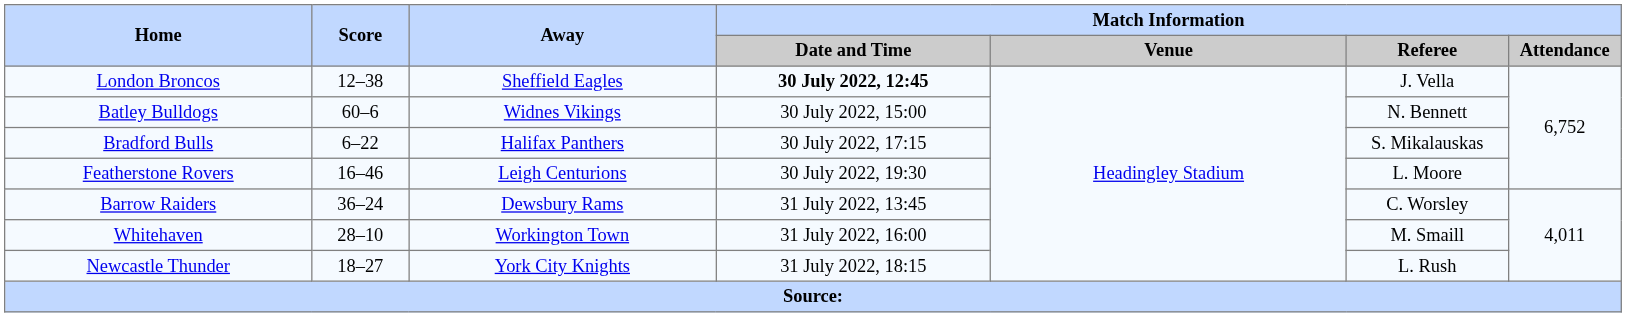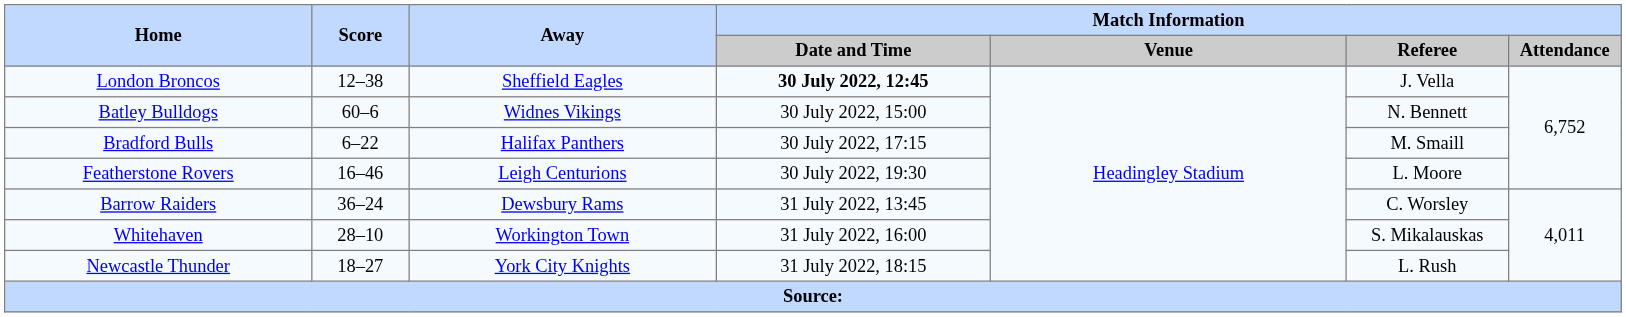(1427, 142) S. Mikalauskas -> (1427, 142) M. Smaill
(1427, 234) M. Smaill -> (1427, 234) S. Mikalauskas
